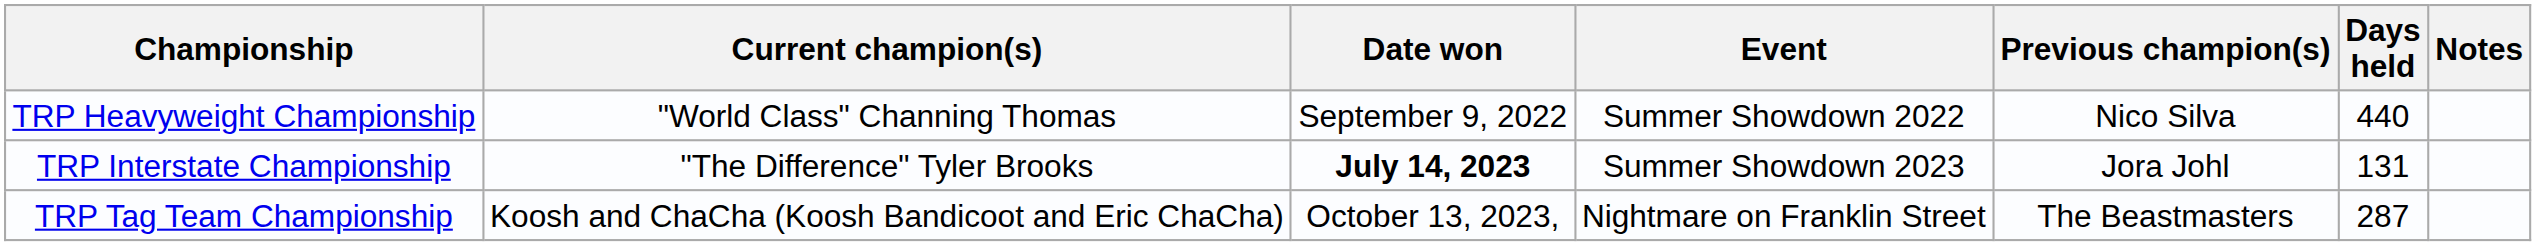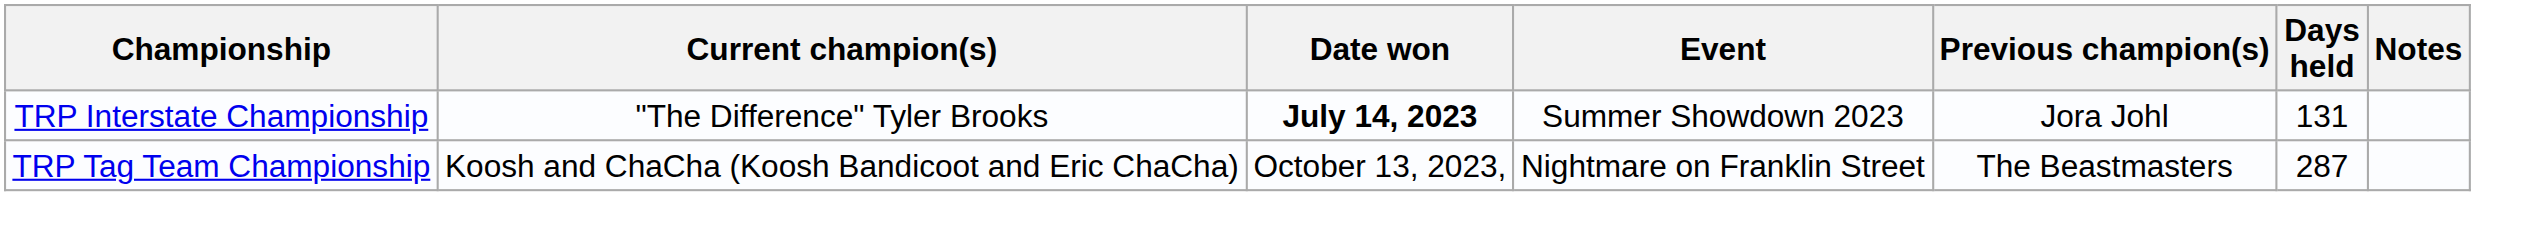- row: (244, 116)
